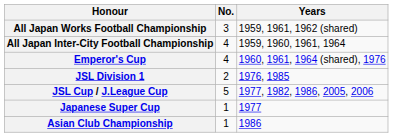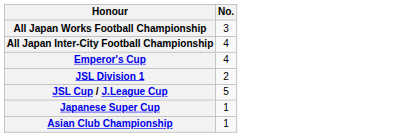- column: (312, 12)
